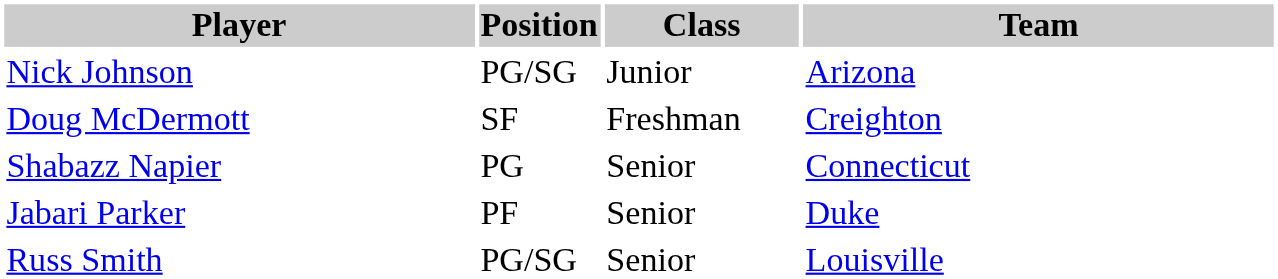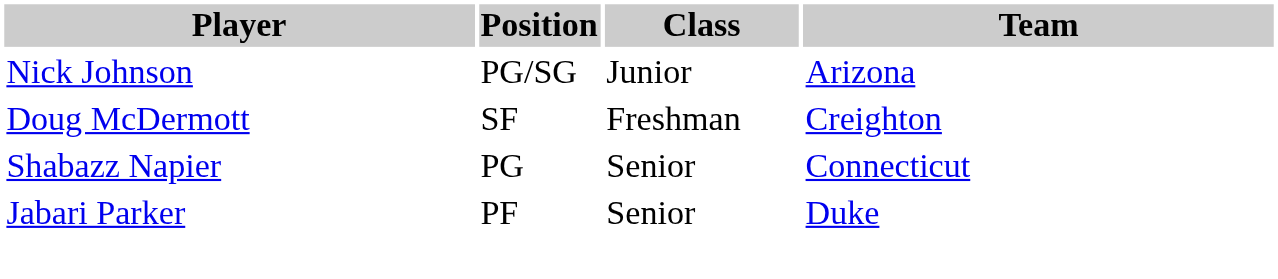- row: (85, 259)
